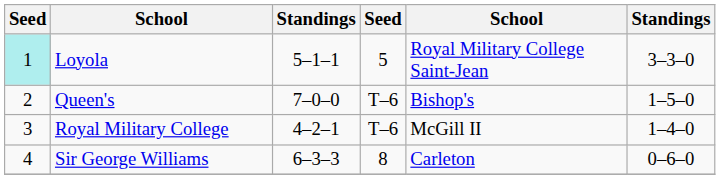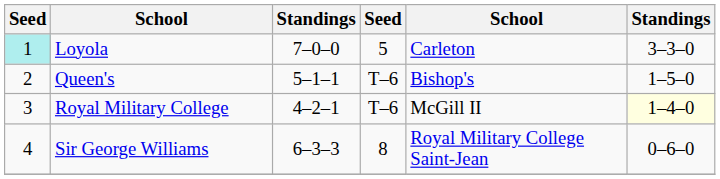(316, 59) 5–1–1 -> (316, 49) 7–0–0
(497, 59) Royal Military College Saint-Jean -> (443, 49) Carleton
(316, 99) 7–0–0 -> (316, 78) 5–1–1
(671, 129) no background -> (671, 108) lightyellow background
(443, 159) Carleton -> (497, 148) Royal Military College Saint-Jean
